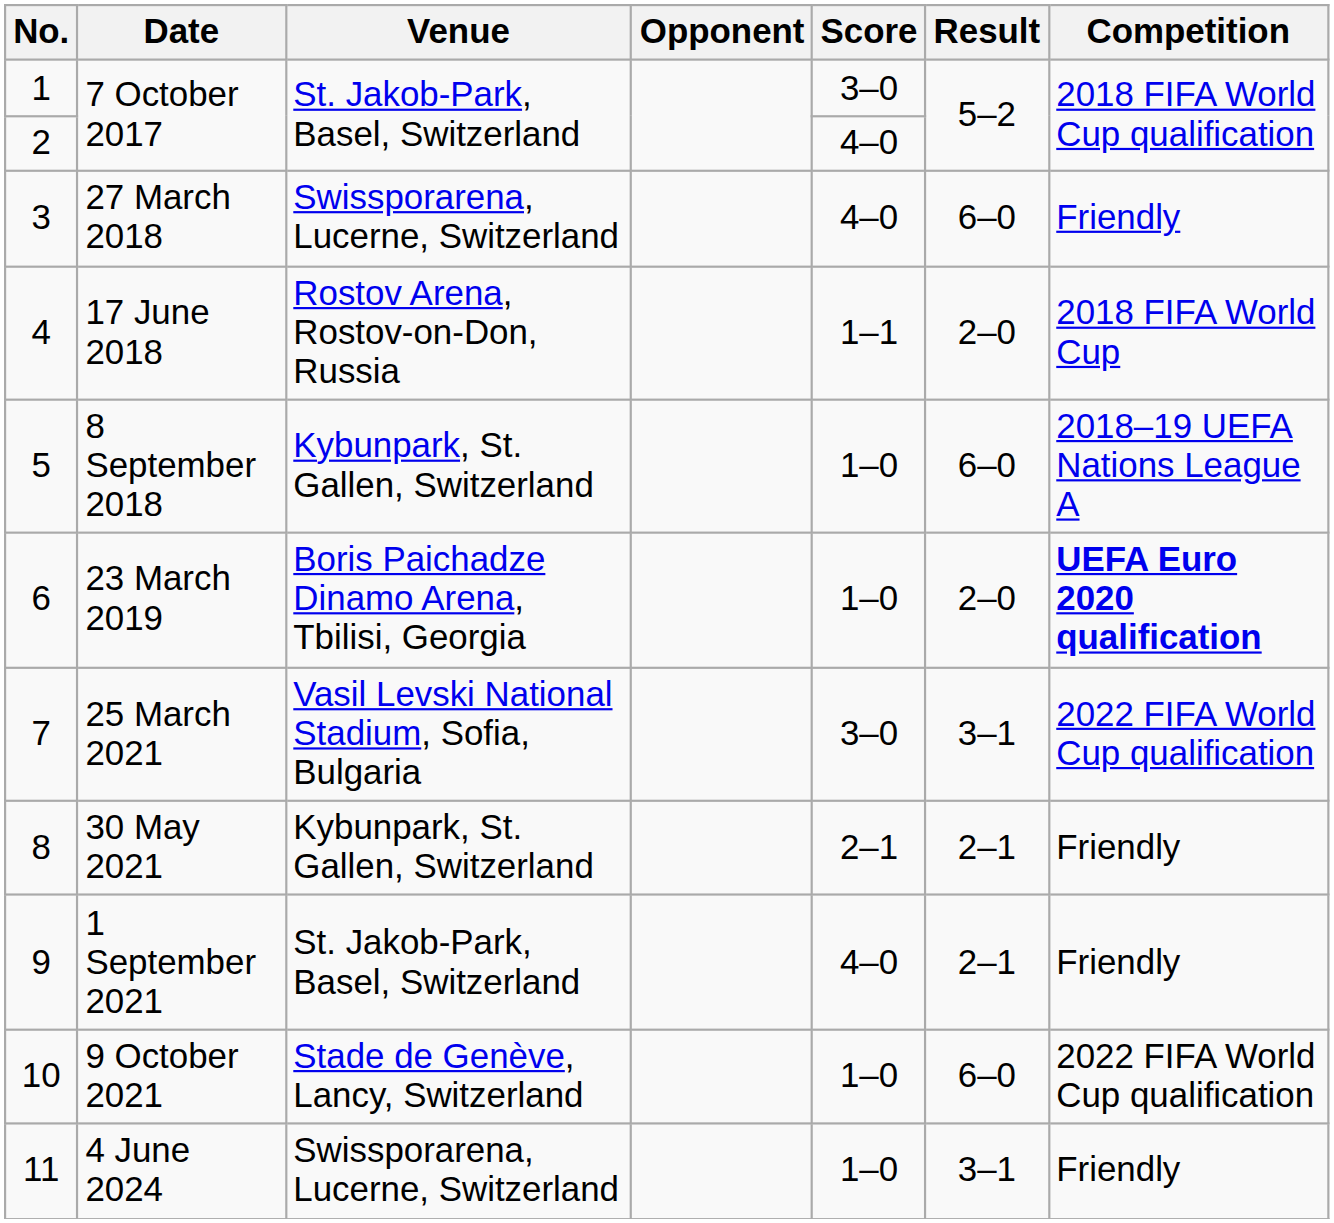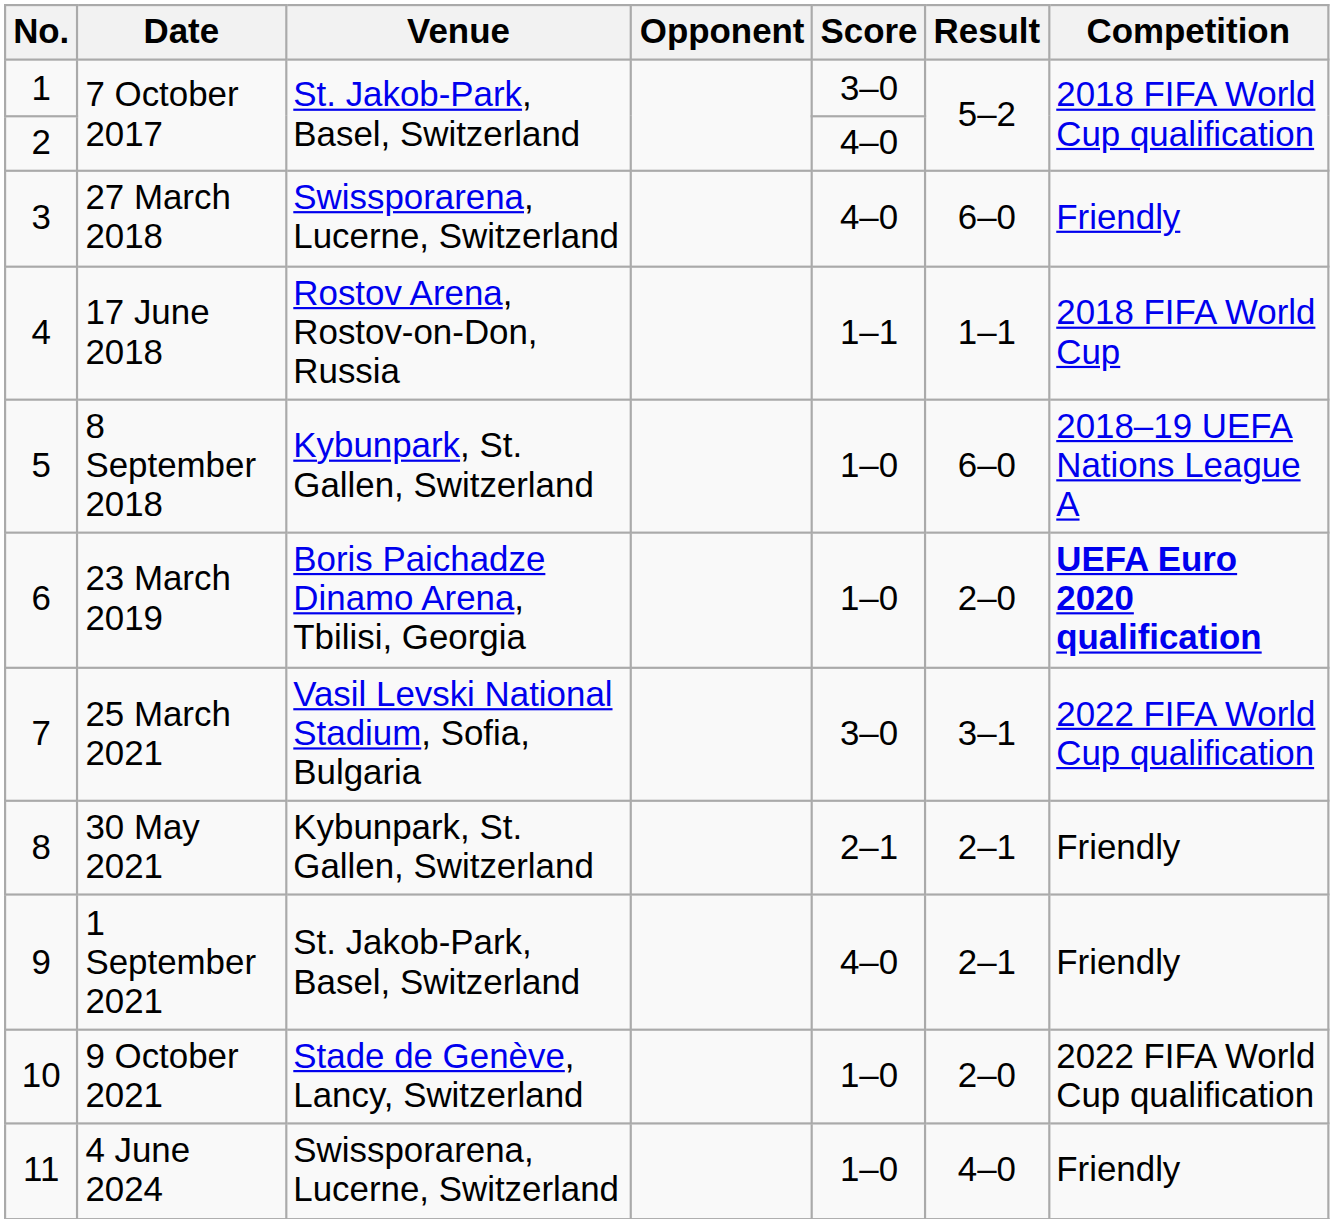(987, 331) 2–0 -> (987, 331) 1–1
(987, 1075) 6–0 -> (987, 1075) 2–0
(987, 1170) 3–1 -> (987, 1170) 4–0
